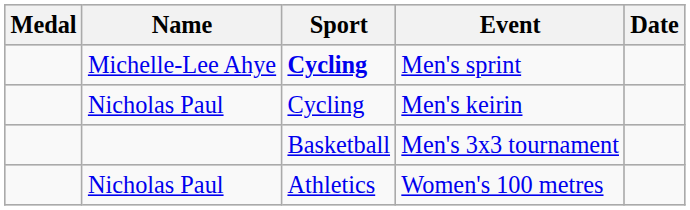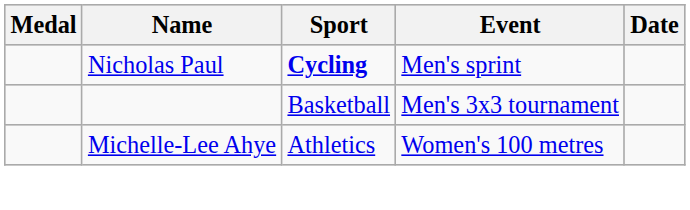(182, 64) Michelle-Lee Ahye -> (156, 64) Nicholas Paul
- row: (462, 104)
(156, 185) Nicholas Paul -> (182, 145) Michelle-Lee Ahye
